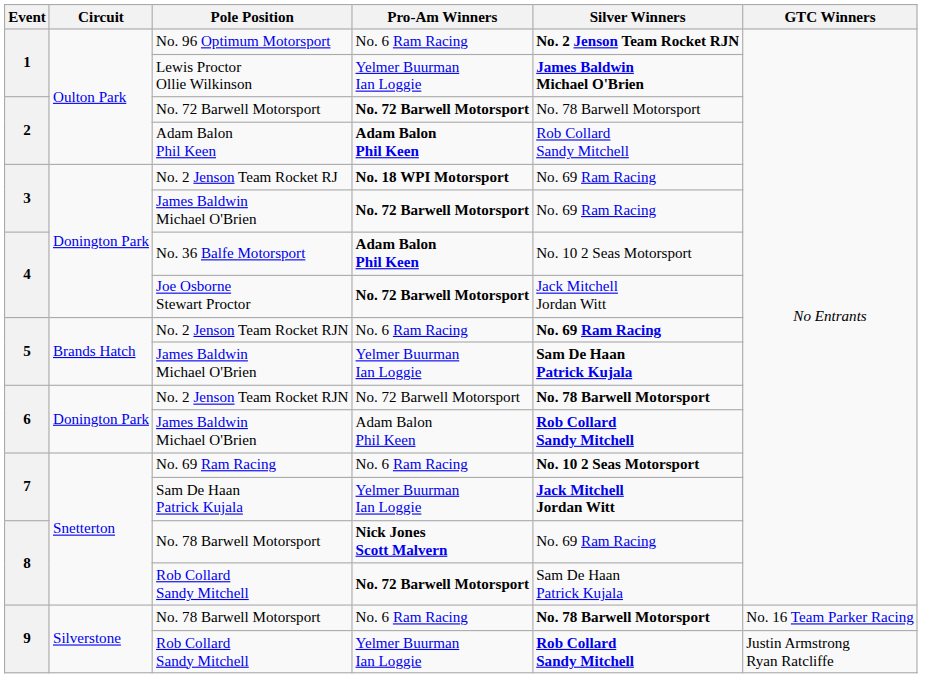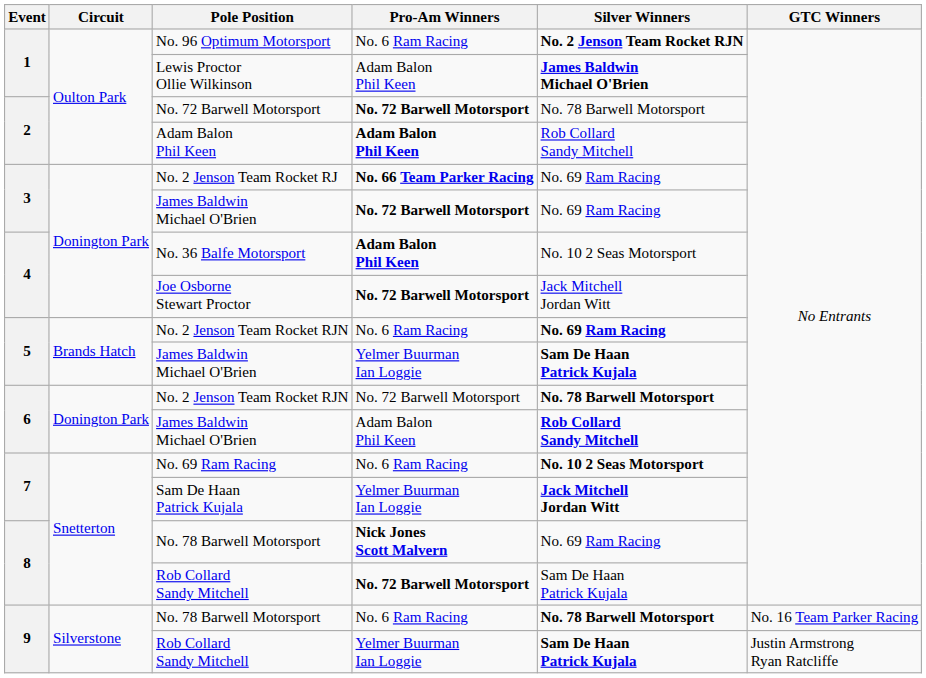(407, 75) Yelmer Buurman Ian Loggie -> (394, 75) Adam Balon Phil Keen
(432, 176) No. 18 WPI Motorsport -> (445, 176) No. 66 Team Parker Racing
(585, 651) Rob Collard Sandy Mitchell -> (589, 651) Sam De Haan Patrick Kujala
